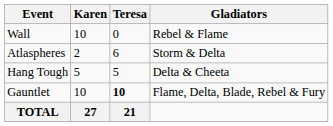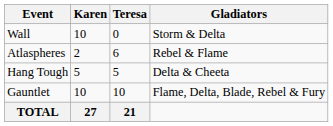(190, 33) Rebel & Flame -> (189, 33) Storm & Delta
(189, 53) Storm & Delta -> (190, 53) Rebel & Flame
(119, 92) bold -> (119, 92) normal
